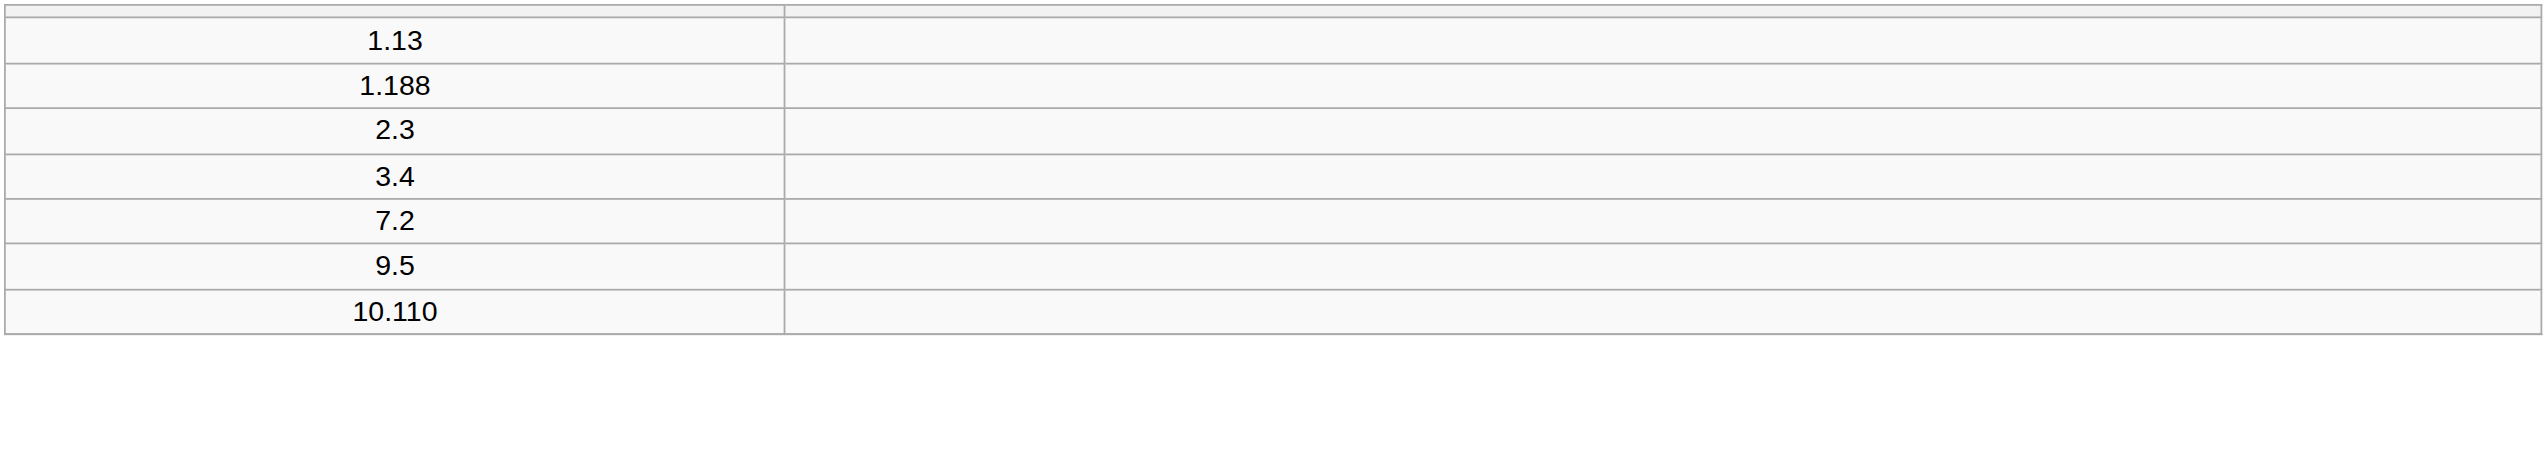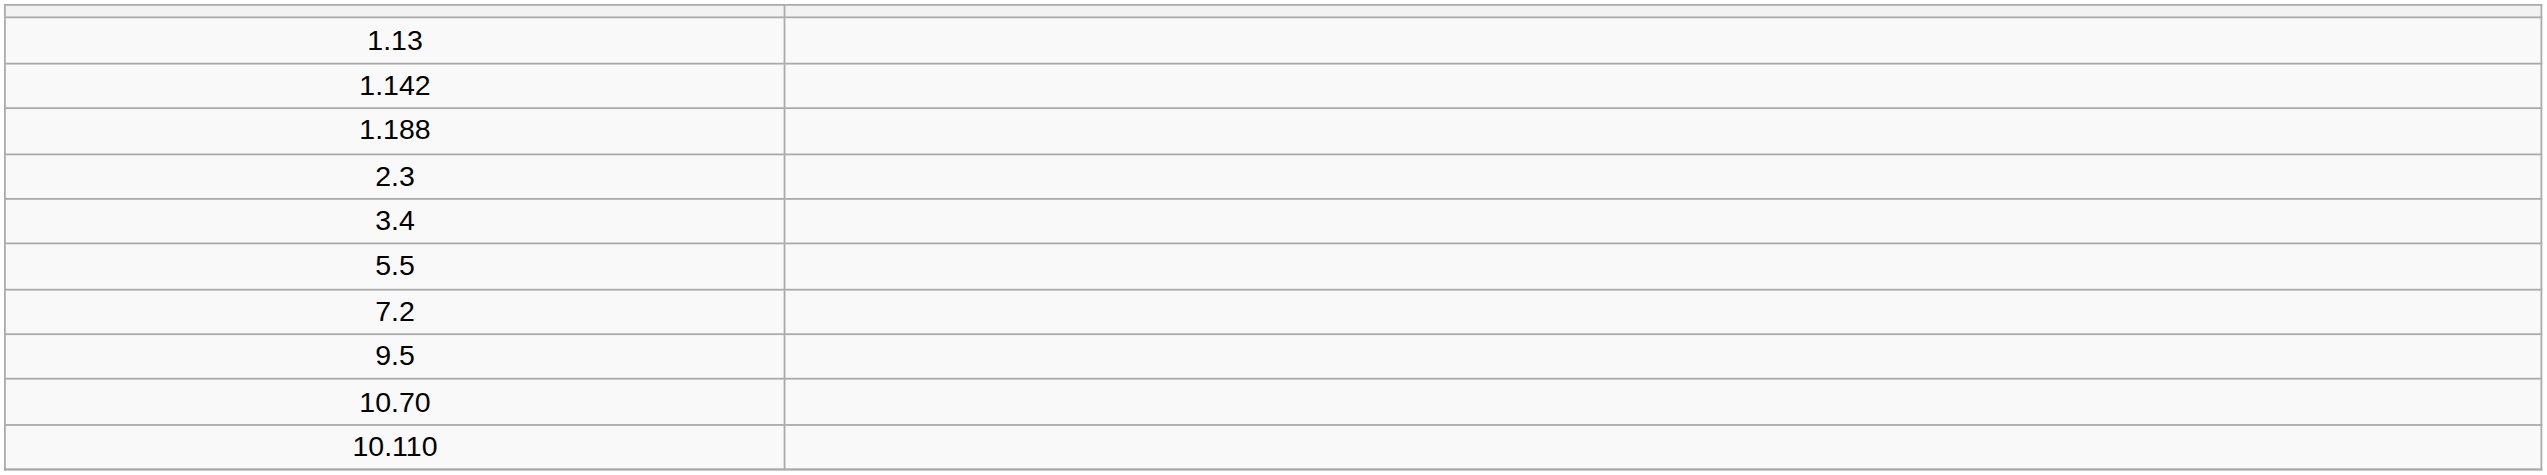+ row: (395, 85)
+ row: (395, 266)
+ row: (395, 401)
